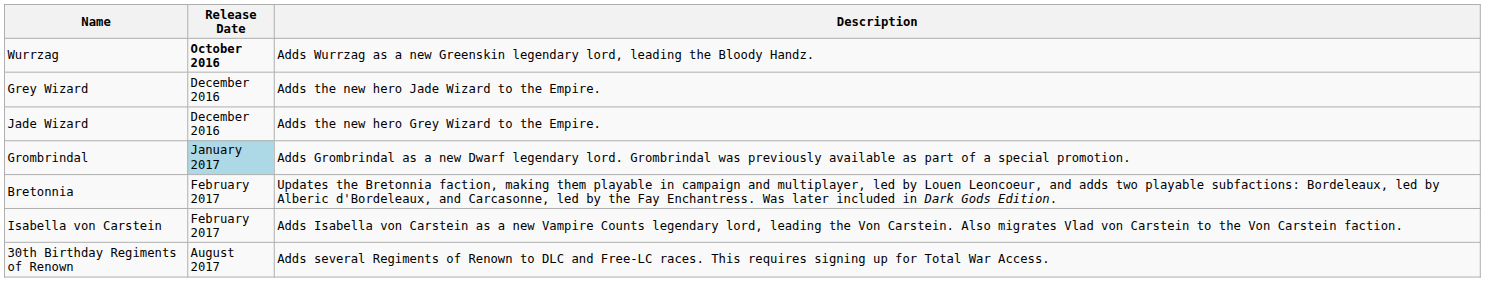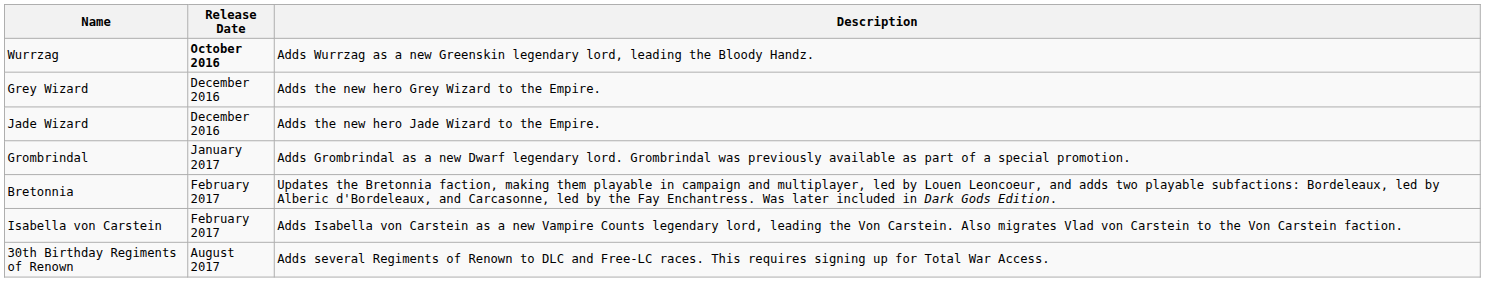(439, 90) Adds the new hero Jade Wizard to the Empire. -> (439, 90) Adds the new hero Grey Wizard to the Empire.
(439, 124) Adds the new hero Grey Wizard to the Empire. -> (439, 124) Adds the new hero Jade Wizard to the Empire.
(216, 158) lightblue background -> (216, 158) no background
